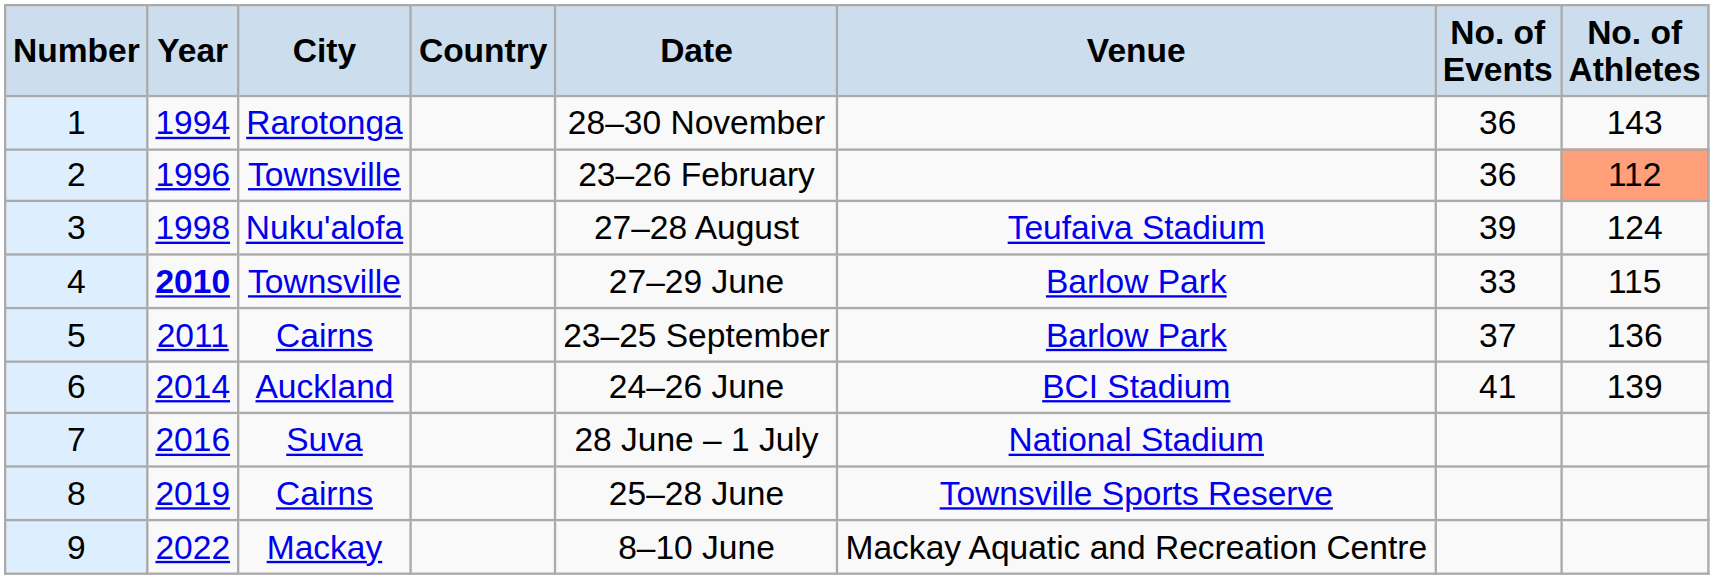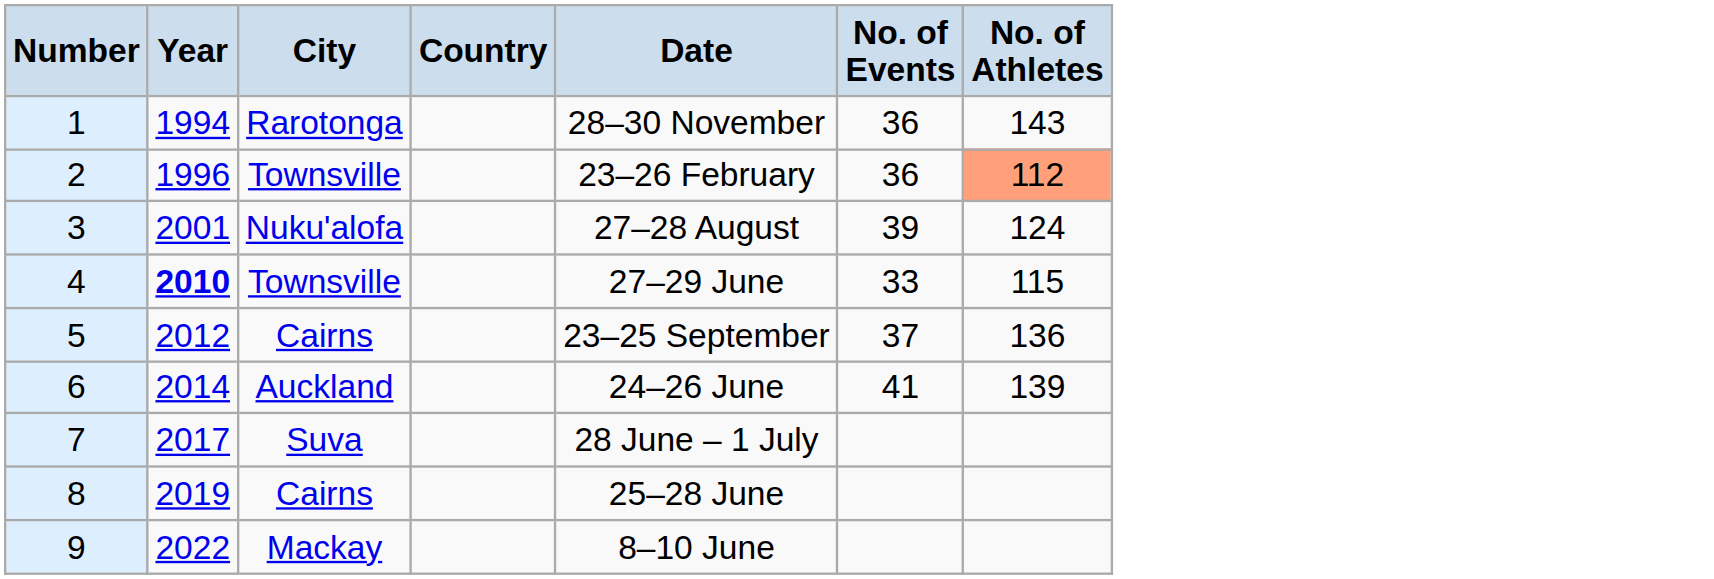- column: (1136, 51)
(193, 228) 1998 -> (193, 228) 2001
(193, 334) 2011 -> (193, 334) 2012
(193, 440) 2016 -> (193, 440) 2017
